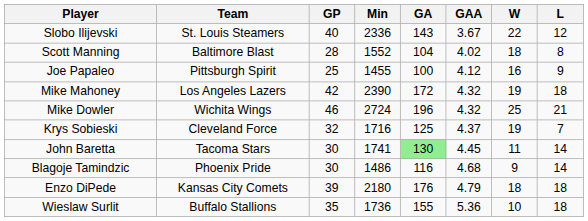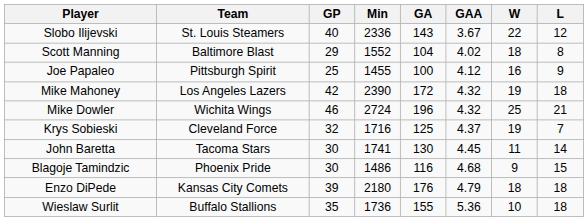(332, 52) 28 -> (332, 52) 29
(423, 149) lightgreen background -> (423, 149) no background
(560, 168) 14 -> (560, 168) 15
